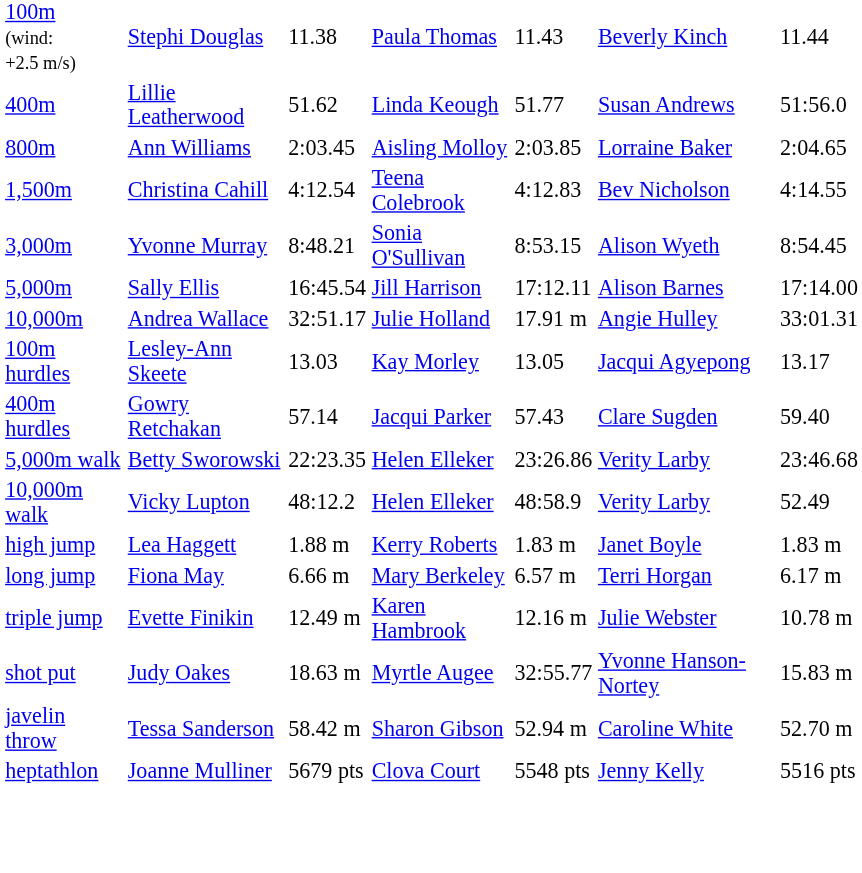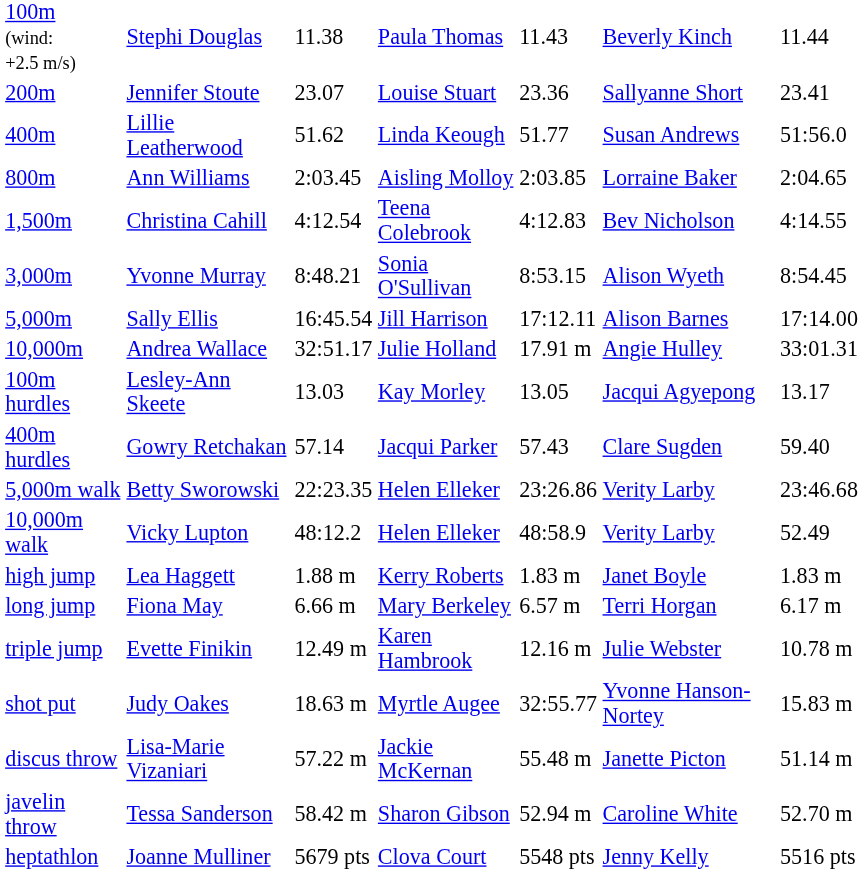+ row: (30, 92)
+ row: (61, 758)
